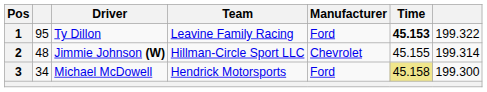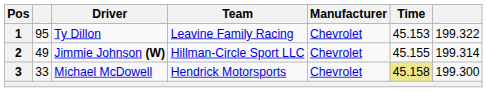(323, 33) Ford -> (336, 33) Chevrolet
(411, 33) bold -> (411, 33) normal
(42, 53) 48 -> (42, 53) 49
(42, 72) 34 -> (42, 72) 33
(323, 72) Ford -> (336, 72) Chevrolet
